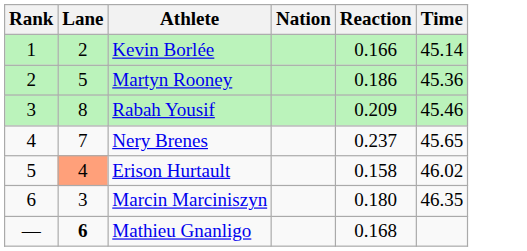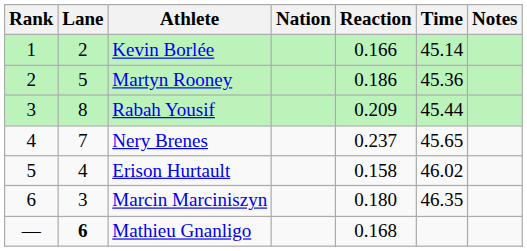+ column: (495, 19)
(442, 110) 45.46 -> (442, 110) 45.44
(83, 170) lightsalmon background -> (83, 170) no background
